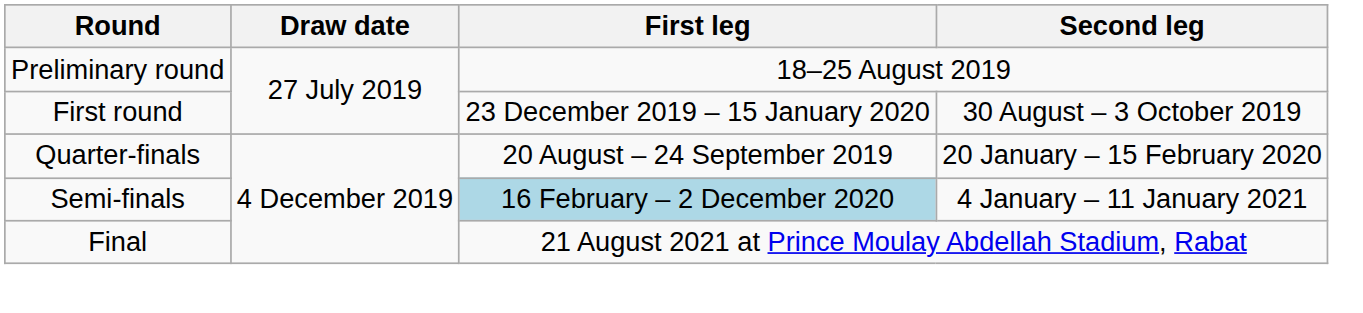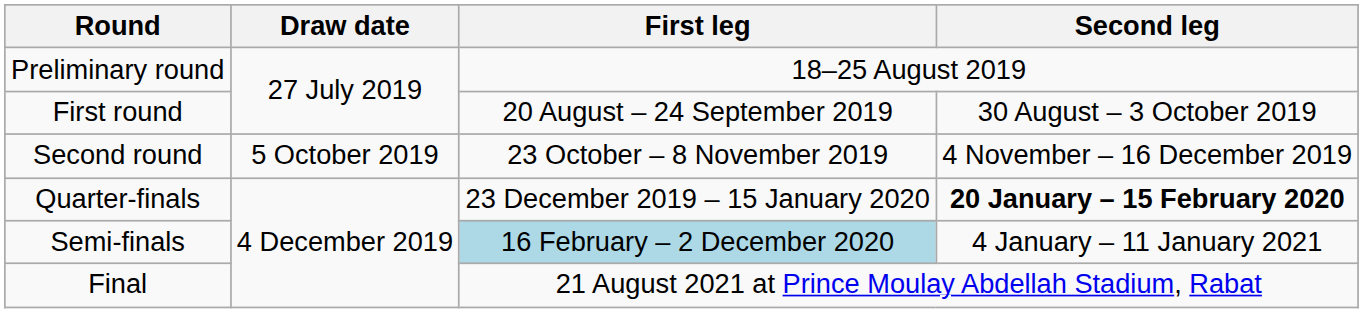(698, 112) 23 December 2019 – 15 January 2020 -> (698, 112) 20 August – 24 September 2019
+ row: (118, 155)
(698, 155) 20 August – 24 September 2019 -> (698, 198) 23 December 2019 – 15 January 2020
(1132, 155) normal -> (1147, 198) bold
